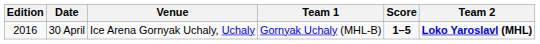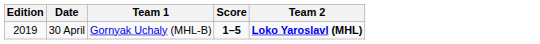- column: (172, 13)
(25, 30) 2016 -> (25, 30) 2019
